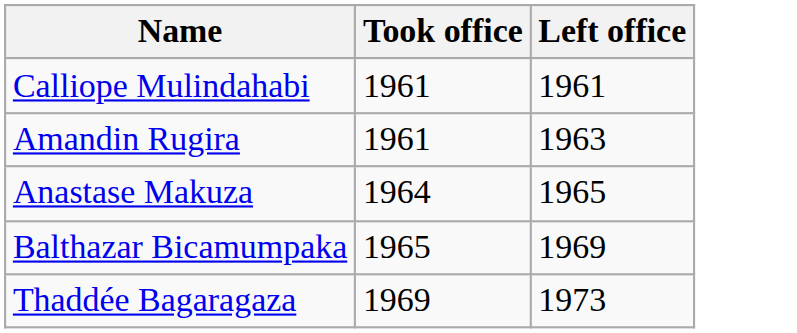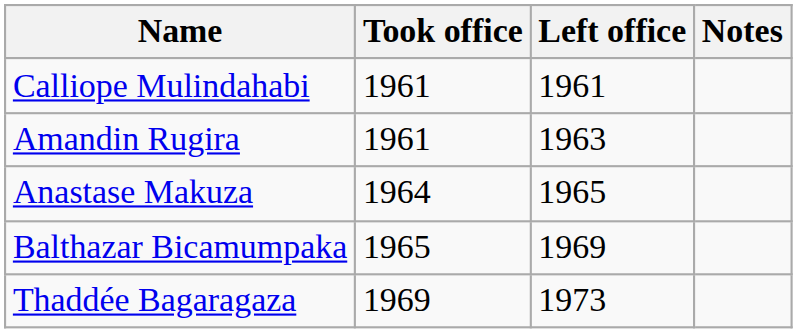+ column: (742, 31)
